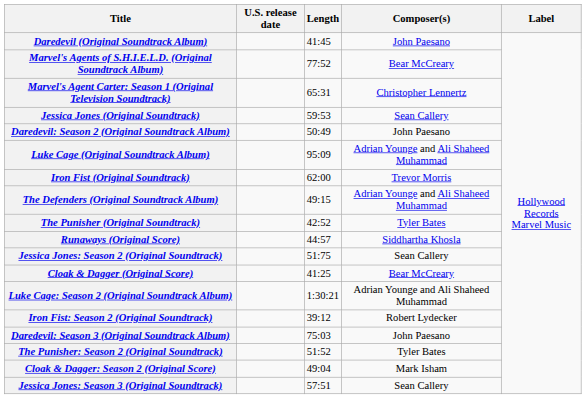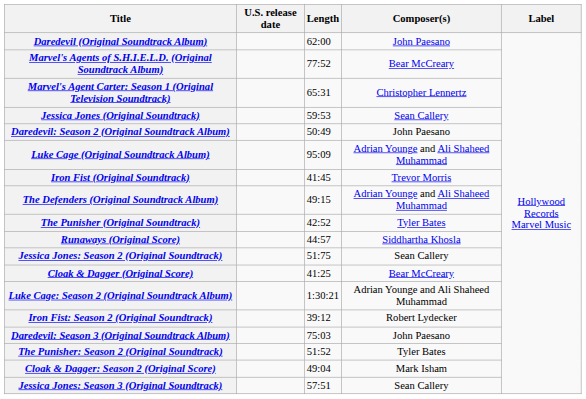(319, 41) 41:45 -> (319, 41) 62:00
(319, 177) 62:00 -> (319, 177) 41:45
